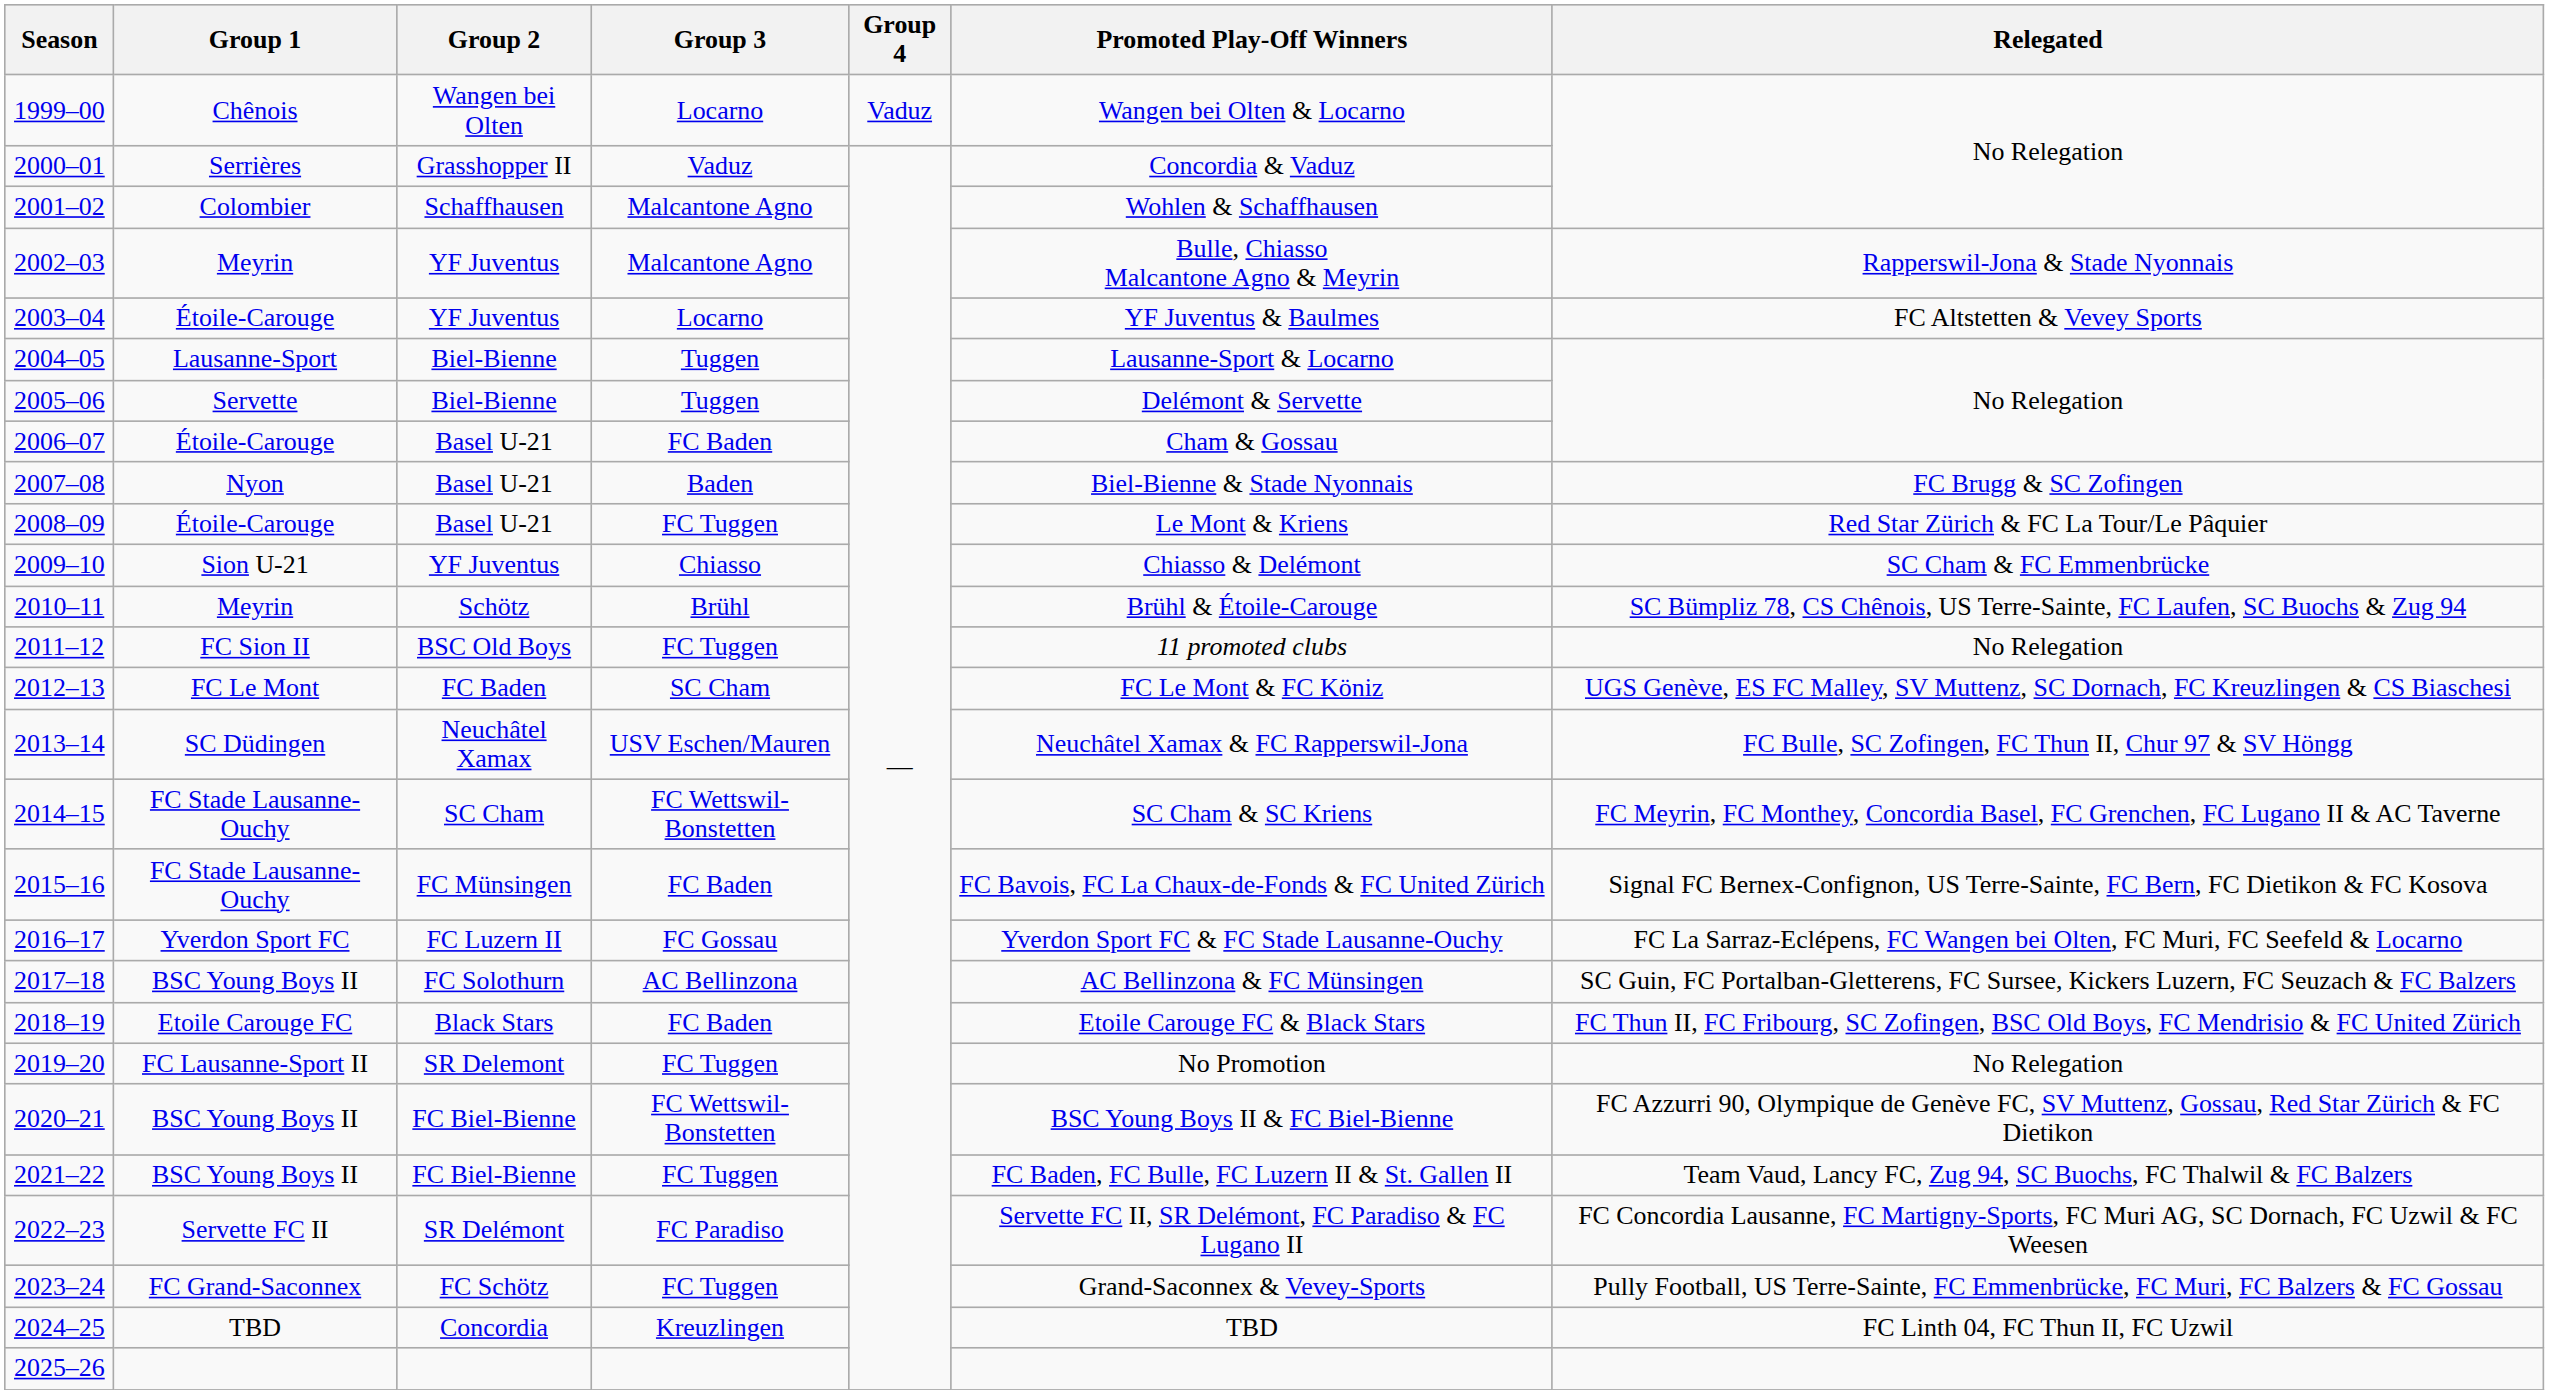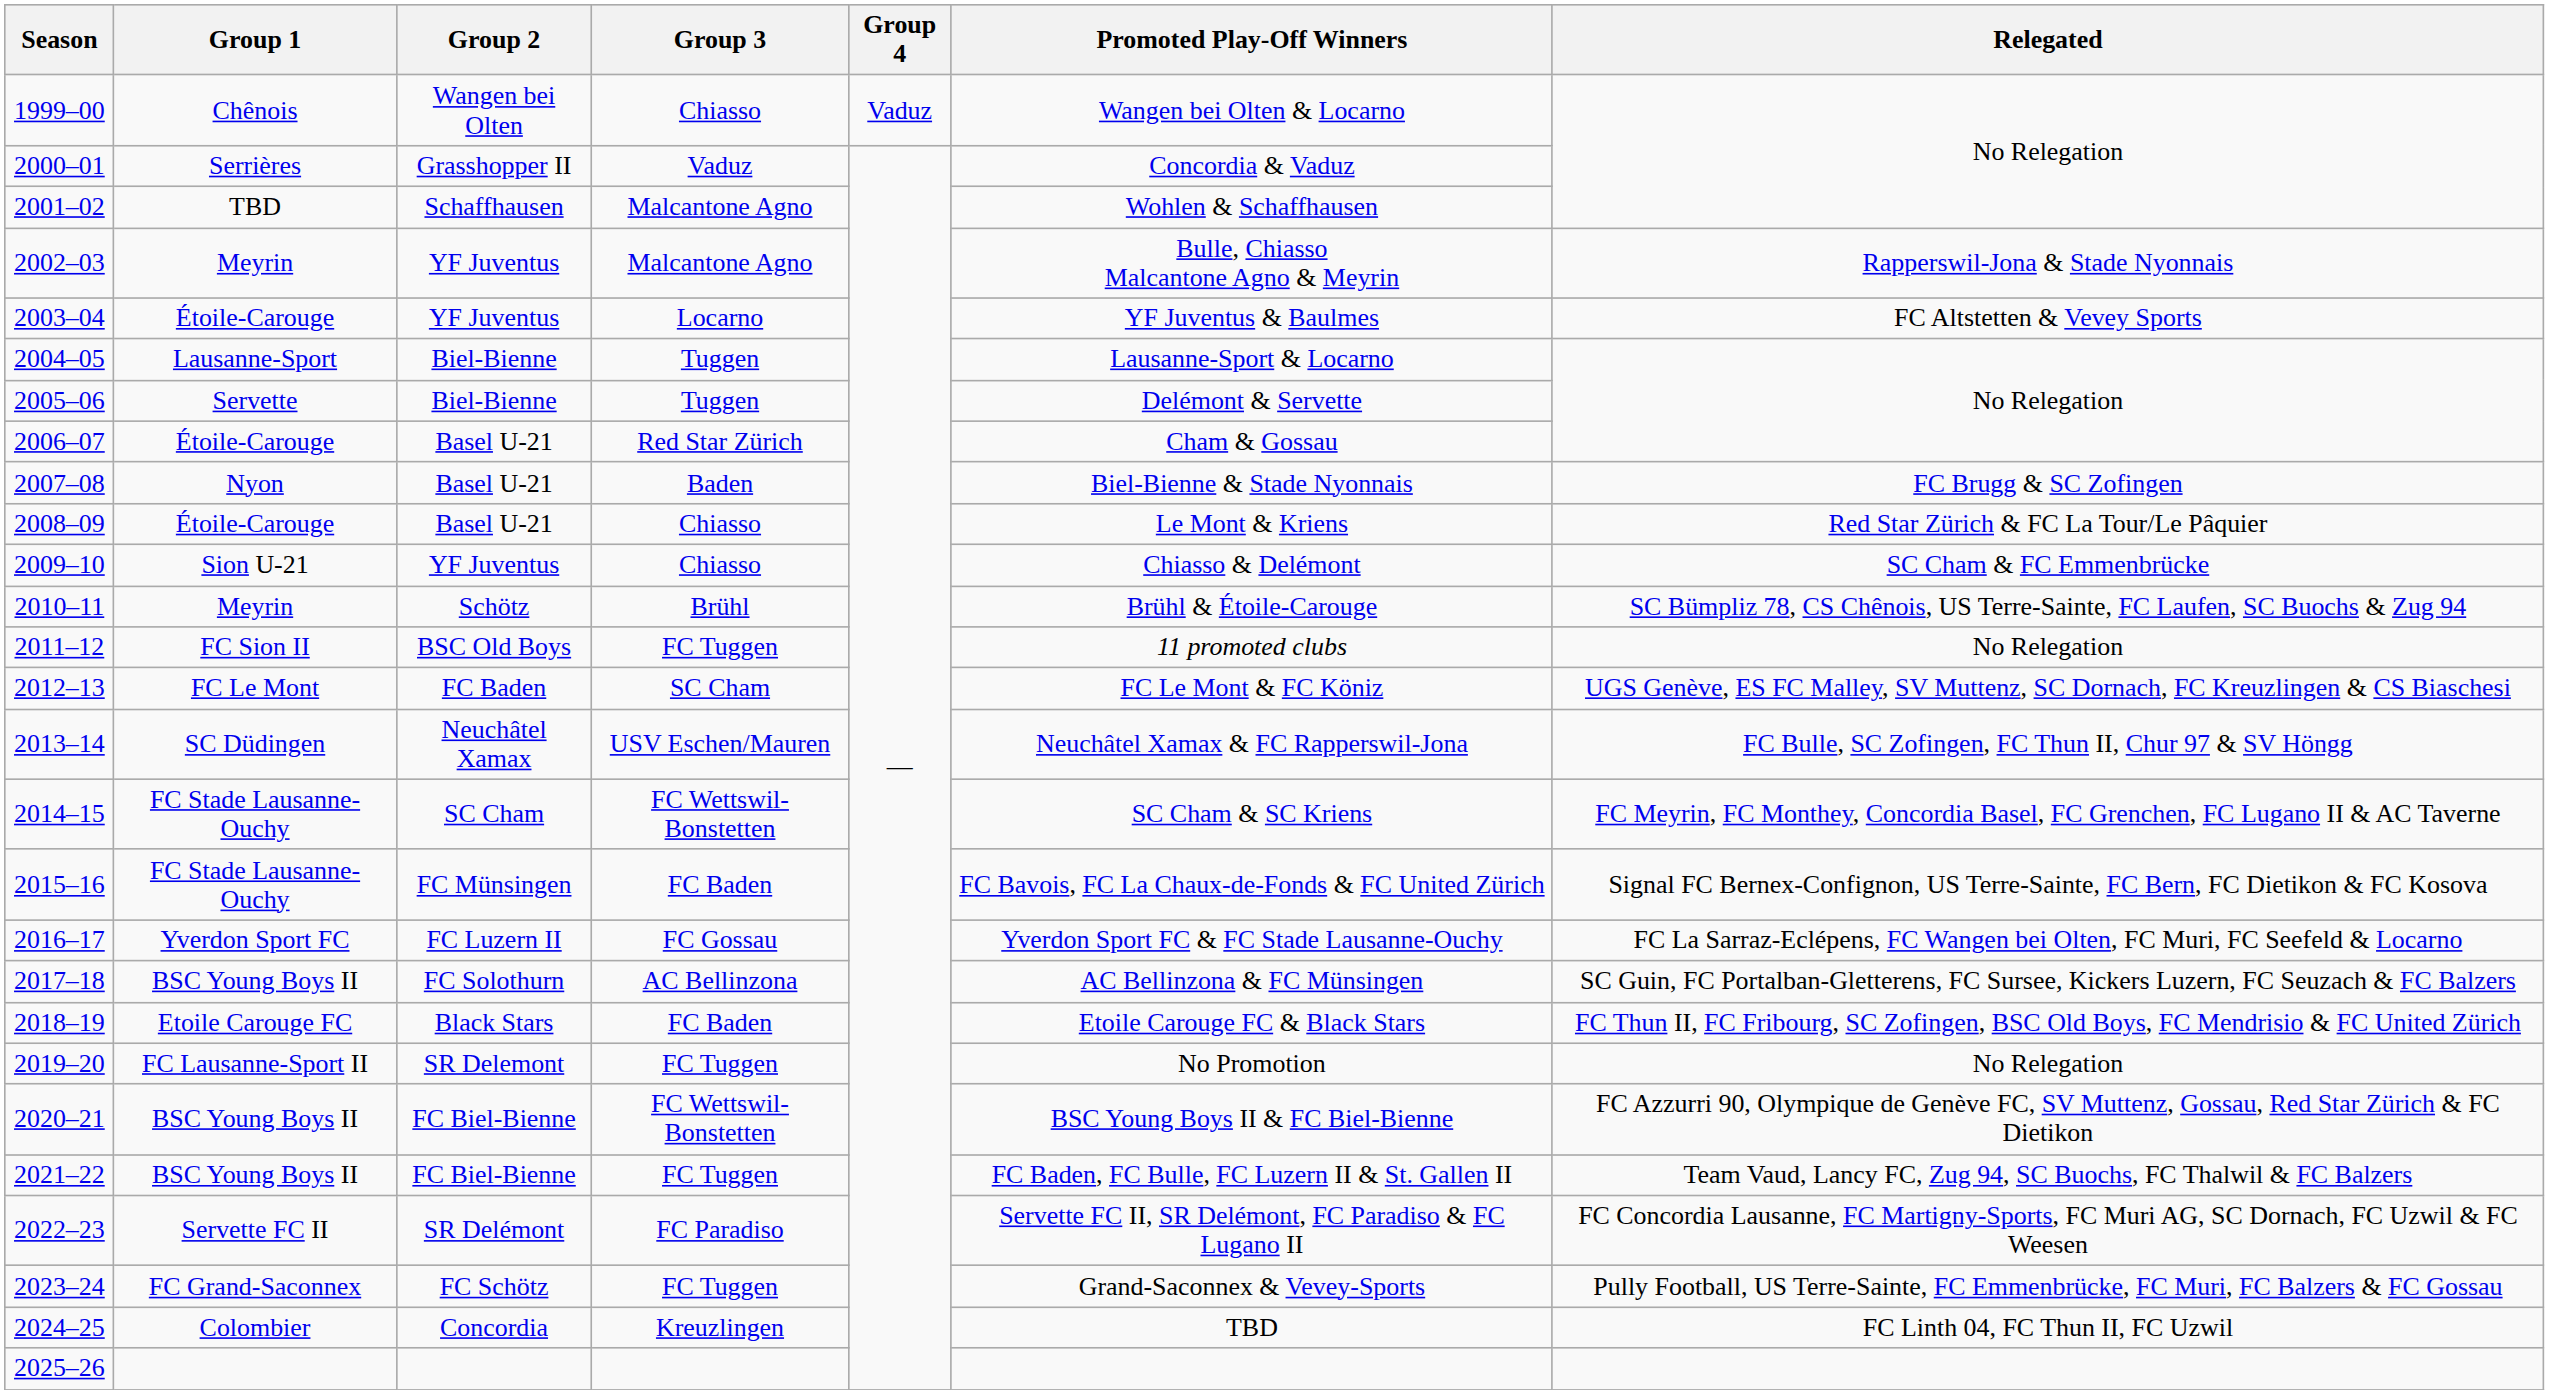(720, 109) Locarno -> (720, 109) Chiasso
(255, 206) Colombier -> (255, 206) TBD
(720, 441) FC Baden -> (720, 441) Red Star Zürich
(720, 523) FC Tuggen -> (720, 523) Chiasso
(255, 1327) TBD -> (255, 1327) Colombier
